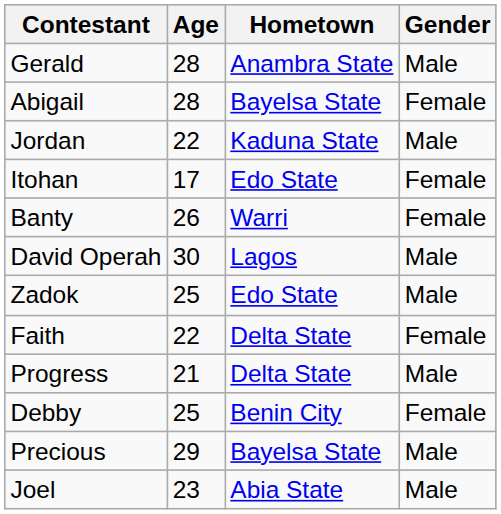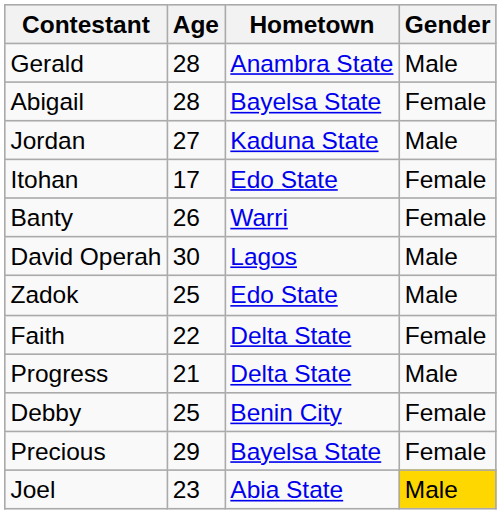(186, 141) 22 -> (186, 141) 27
(431, 451) Male -> (446, 451) Female
(431, 489) no background -> (431, 489) gold background
